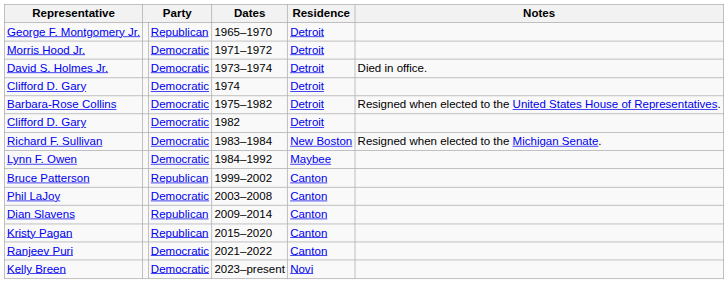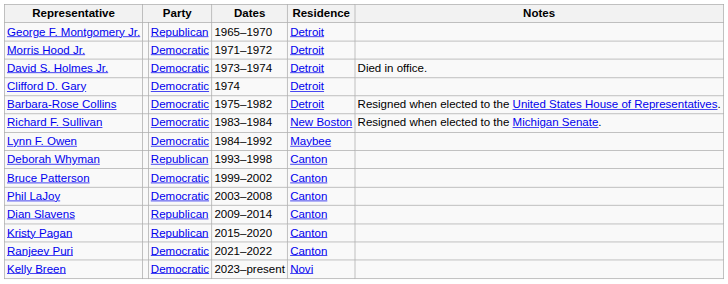- row: (47, 123)
+ row: (53, 159)
(180, 178) Republican -> (180, 178) Democratic
